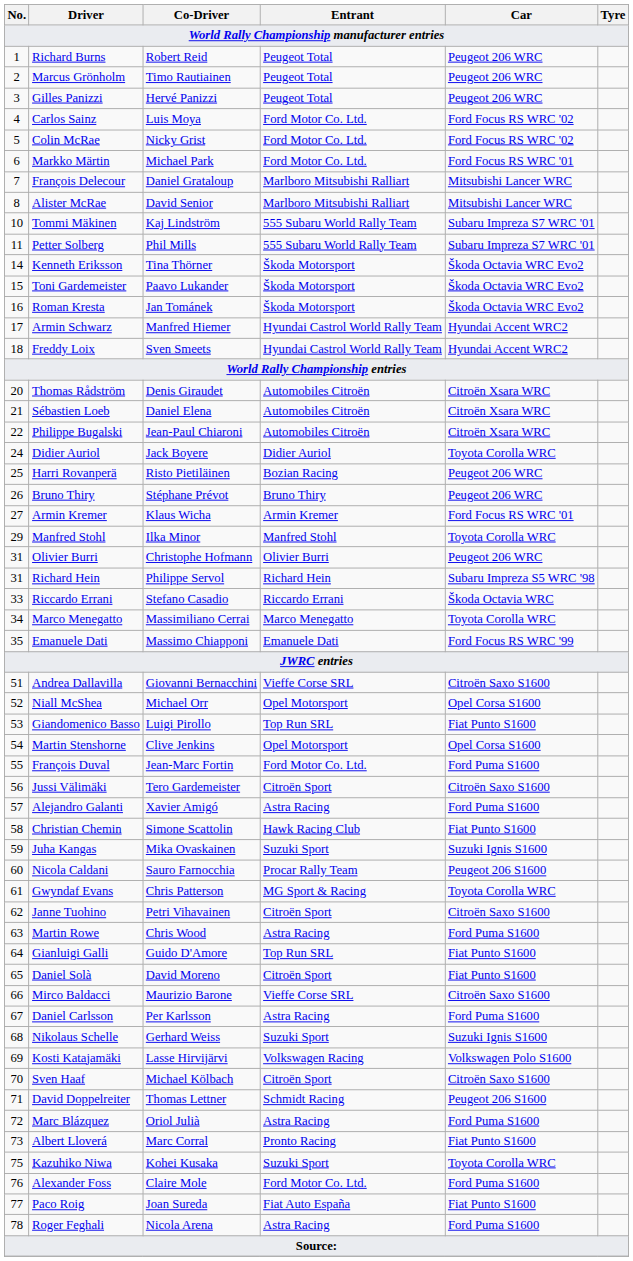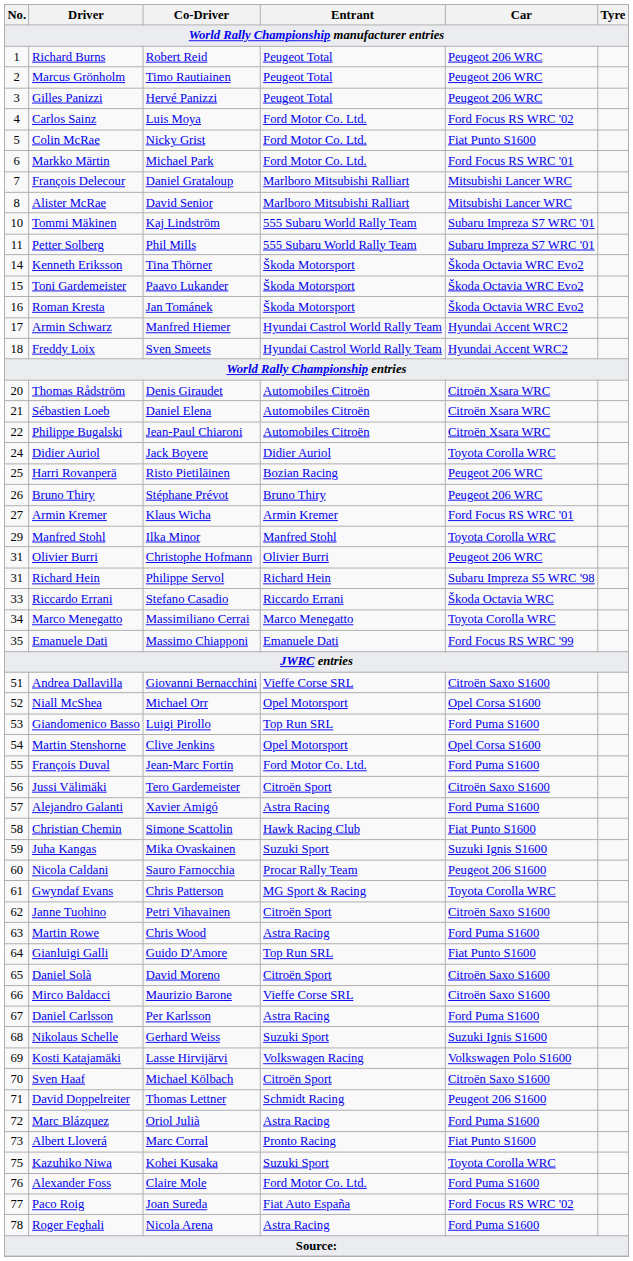(511, 139) Ford Focus RS WRC '02 -> (492, 139) Fiat Punto S1600
(492, 724) Fiat Punto S1600 -> (494, 724) Ford Puma S1600
(492, 974) Fiat Punto S1600 -> (499, 974) Citroën Saxo S1600
(492, 1203) Fiat Punto S1600 -> (511, 1203) Ford Focus RS WRC '02
